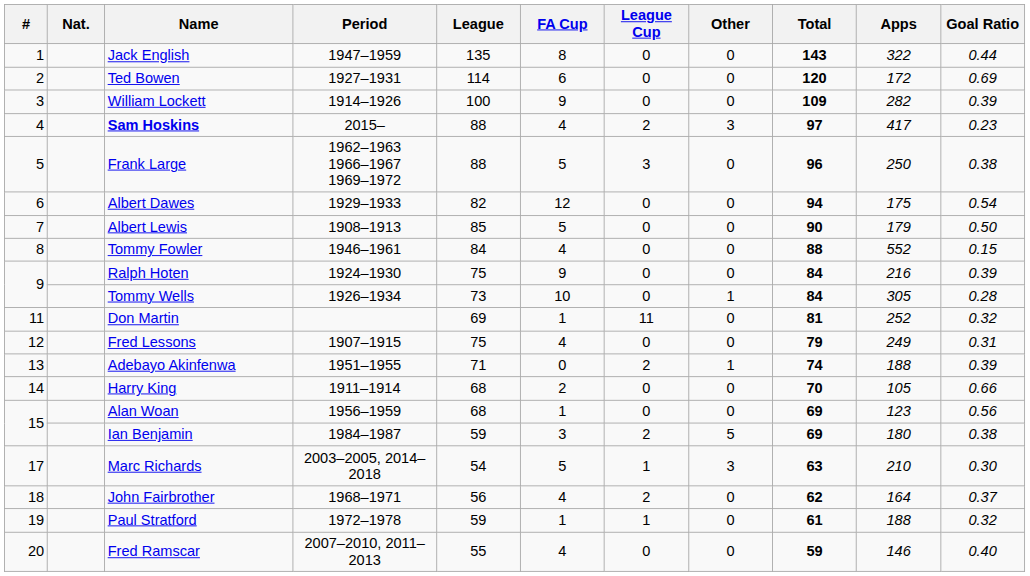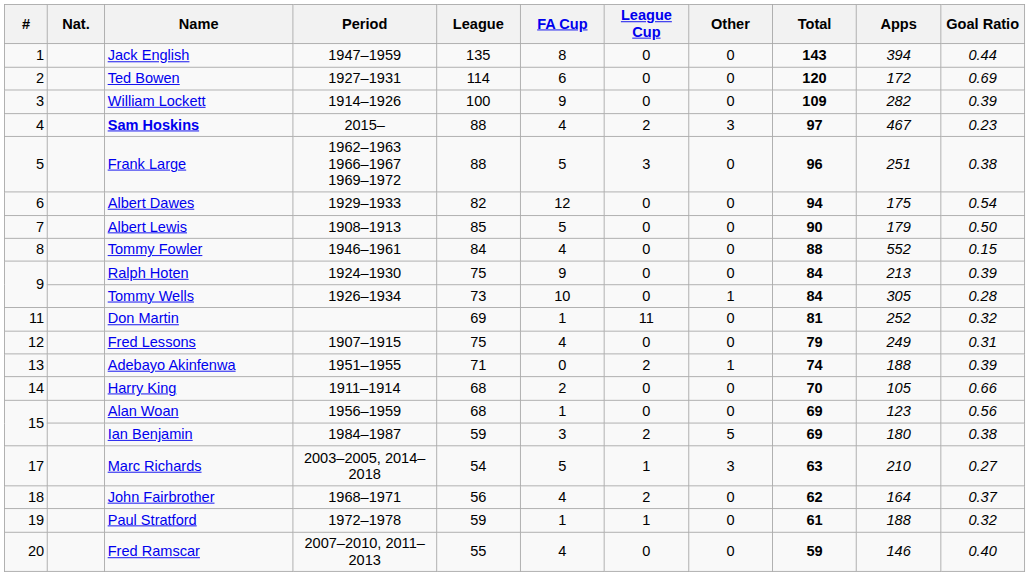(899, 55) 322 -> (899, 55) 394
(899, 124) 417 -> (899, 124) 467
(899, 164) 250 -> (899, 164) 251
(899, 273) 216 -> (899, 273) 213
(983, 465) 0.30 -> (983, 465) 0.27
